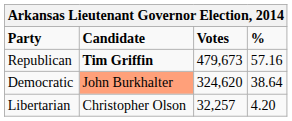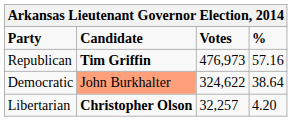(220, 60) 479,673 -> (222, 60) 476,973
(220, 82) 324,620 -> (222, 82) 324,622
(134, 104) normal -> (136, 104) bold
